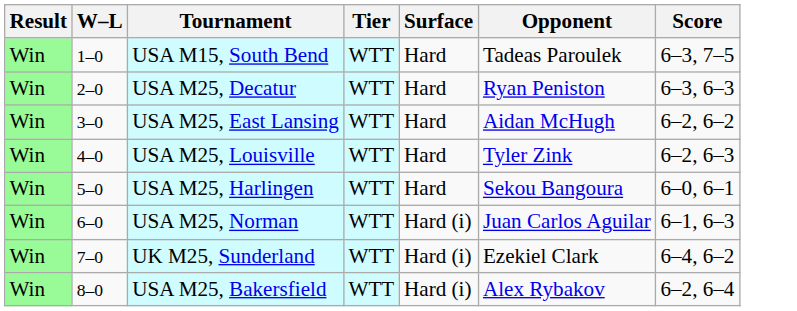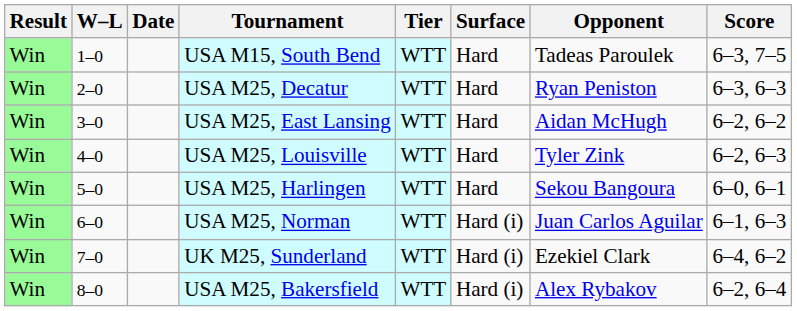+ column: (153, 21)
